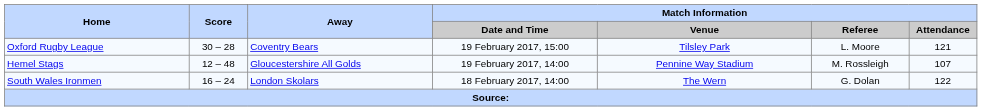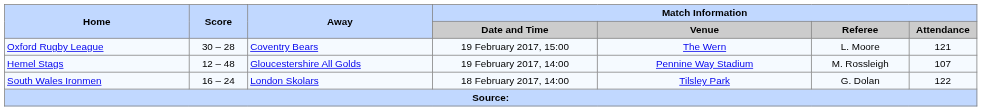(705, 47) Tilsley Park -> (705, 47) The Wern
(705, 81) The Wern -> (705, 81) Tilsley Park
